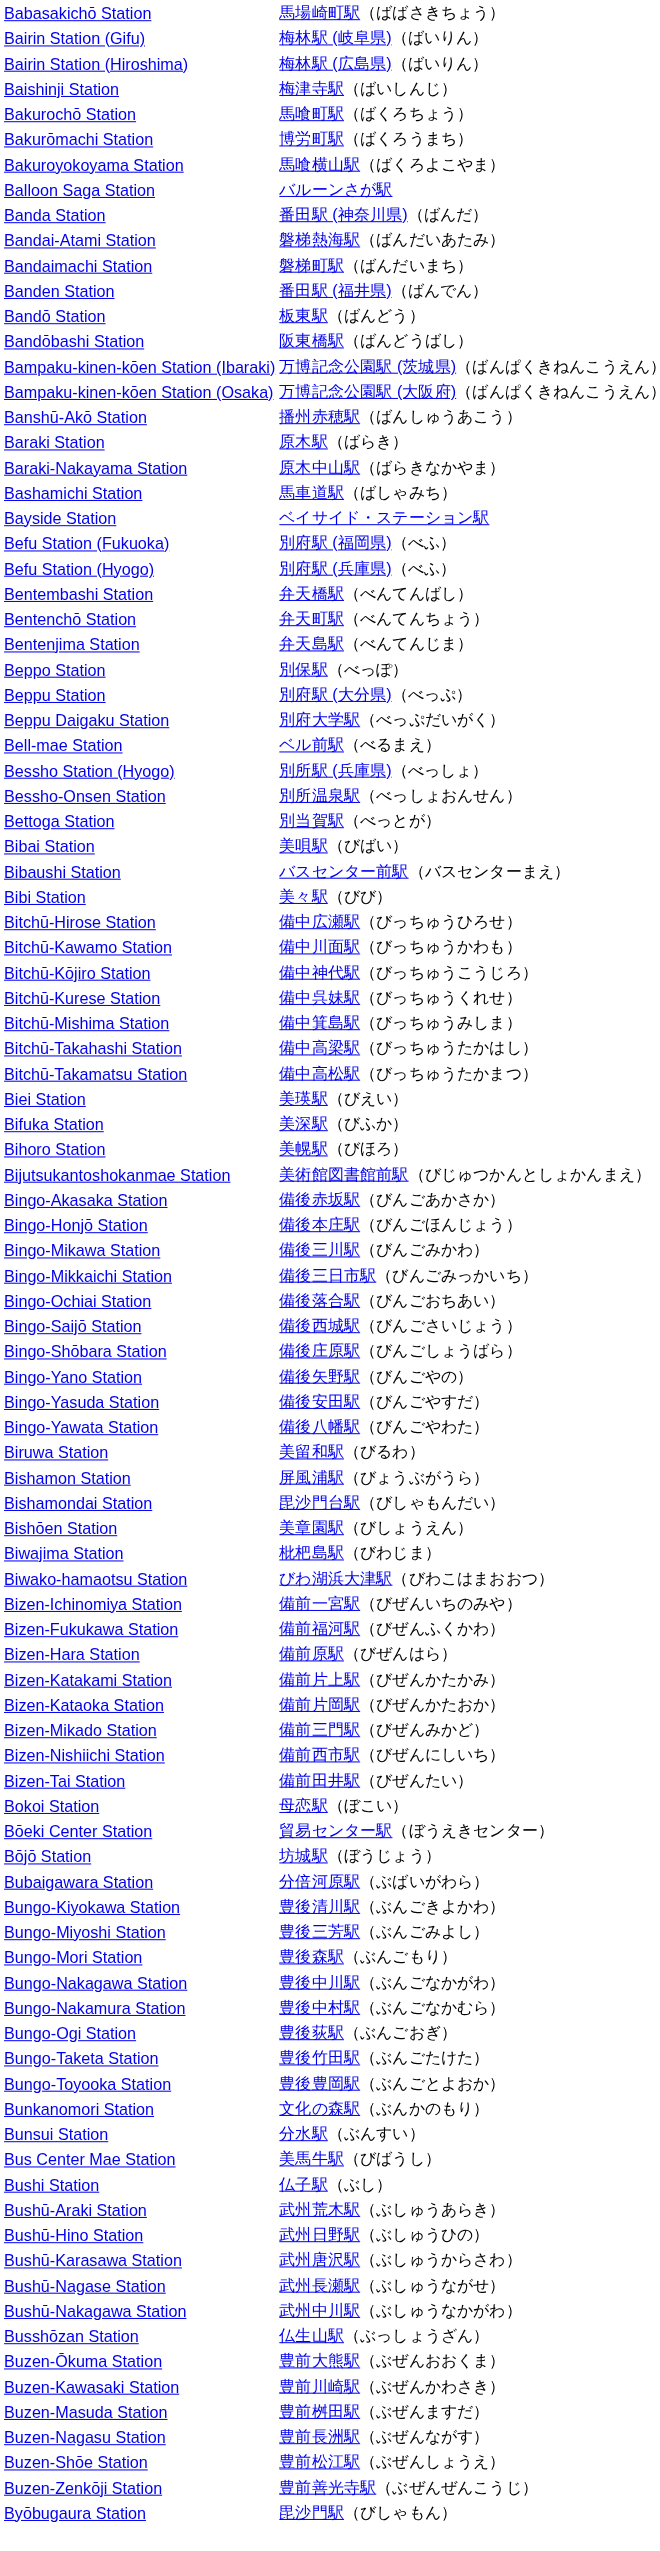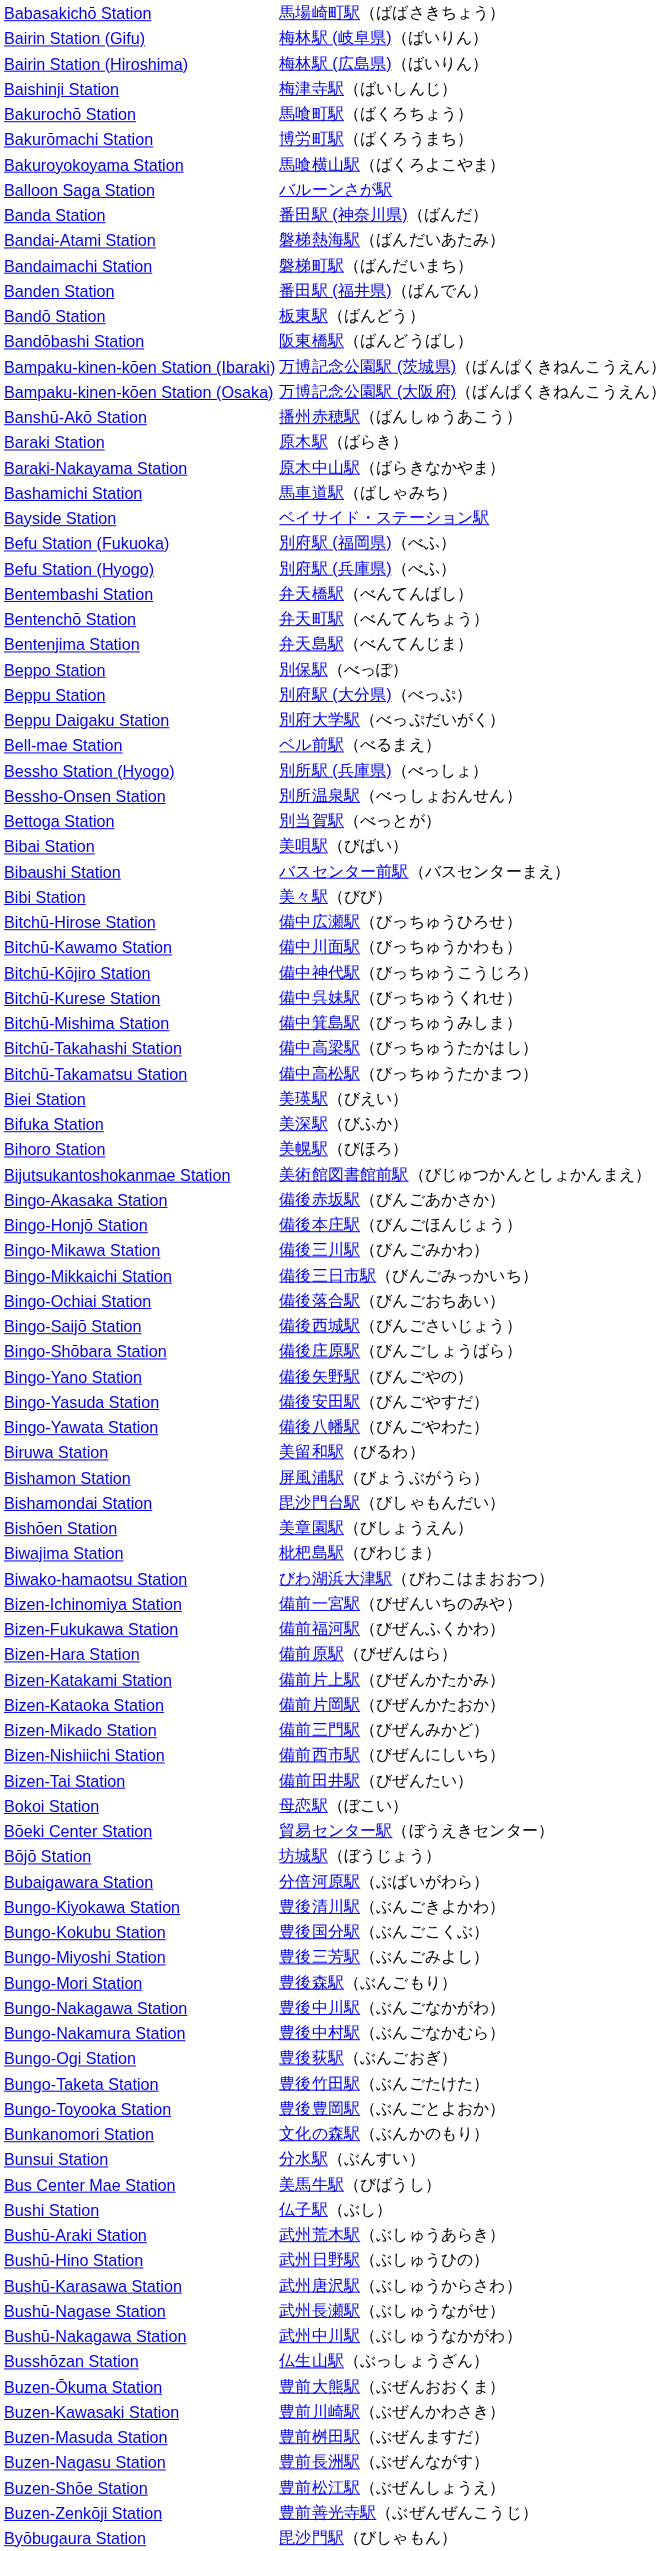+ row: (85, 1932)
